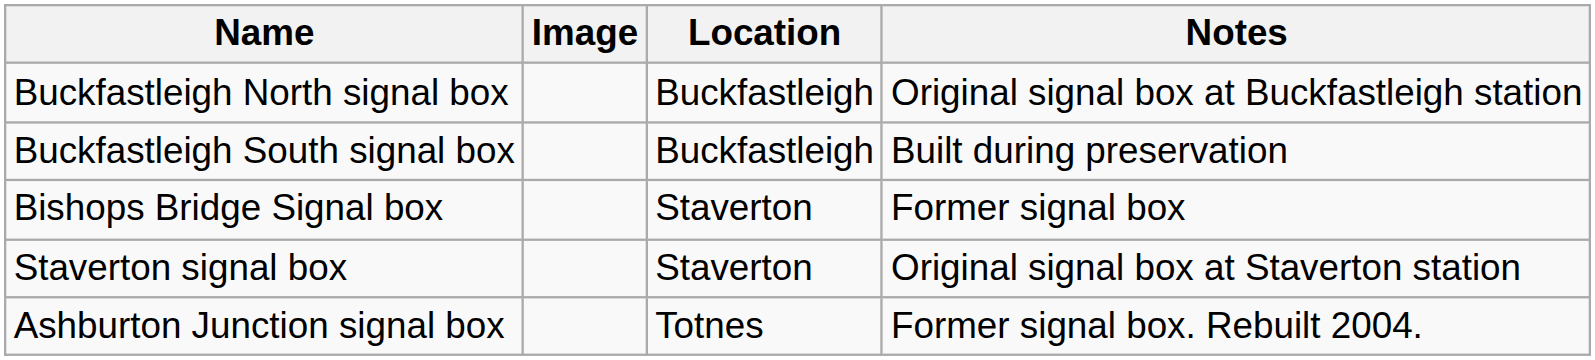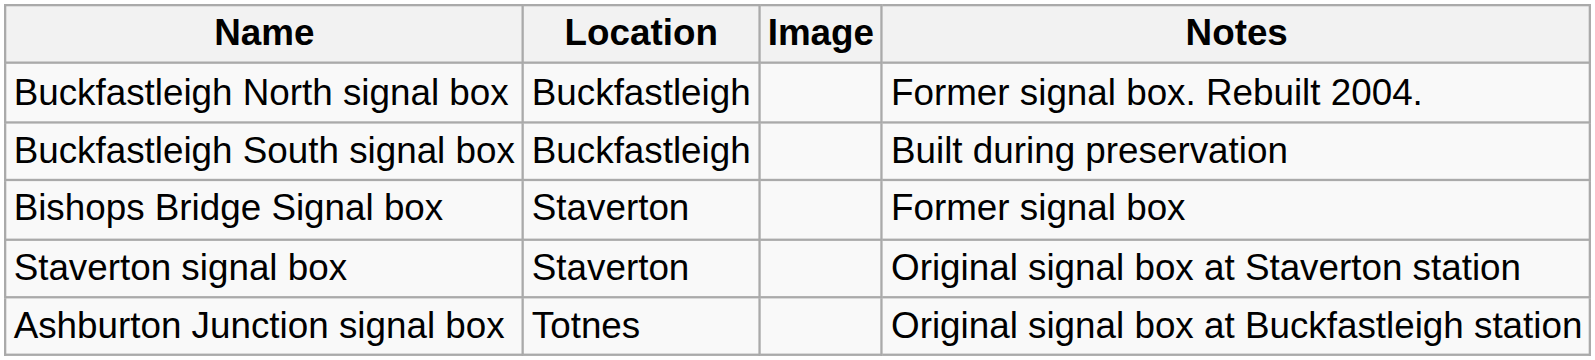columns swapped: (585, 33) <-> (765, 33)
(1237, 92) Original signal box at Buckfastleigh station -> (1157, 92) Former signal box. Rebuilt 2004.
(1157, 325) Former signal box. Rebuilt 2004. -> (1237, 325) Original signal box at Buckfastleigh station
